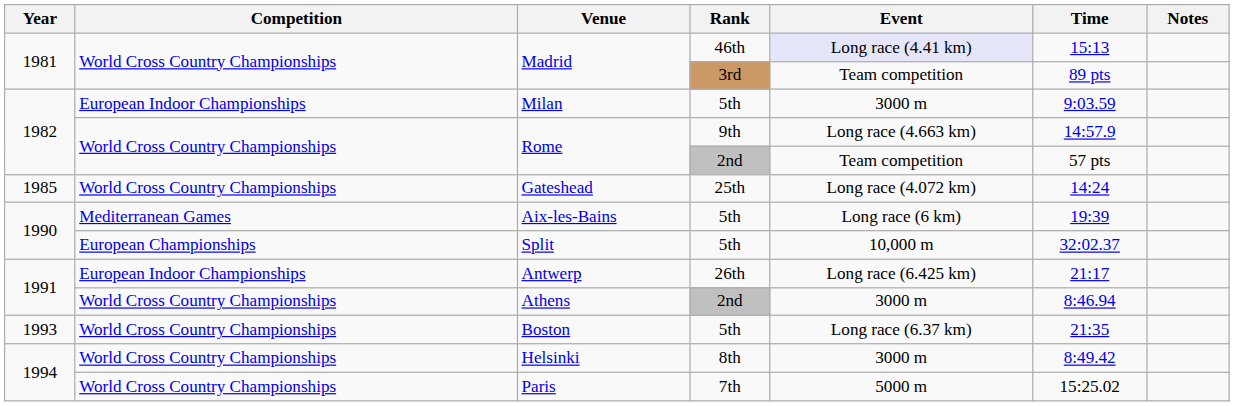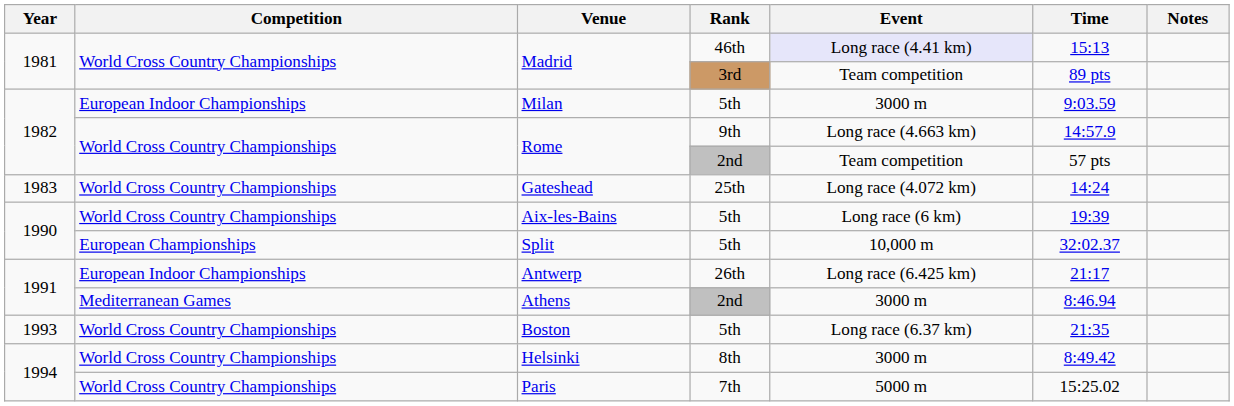(40, 188) 1985 -> (40, 188) 1983
(155, 216) Mediterranean Games -> (208, 216) World Cross Country Championships
(208, 301) World Cross Country Championships -> (155, 301) Mediterranean Games
